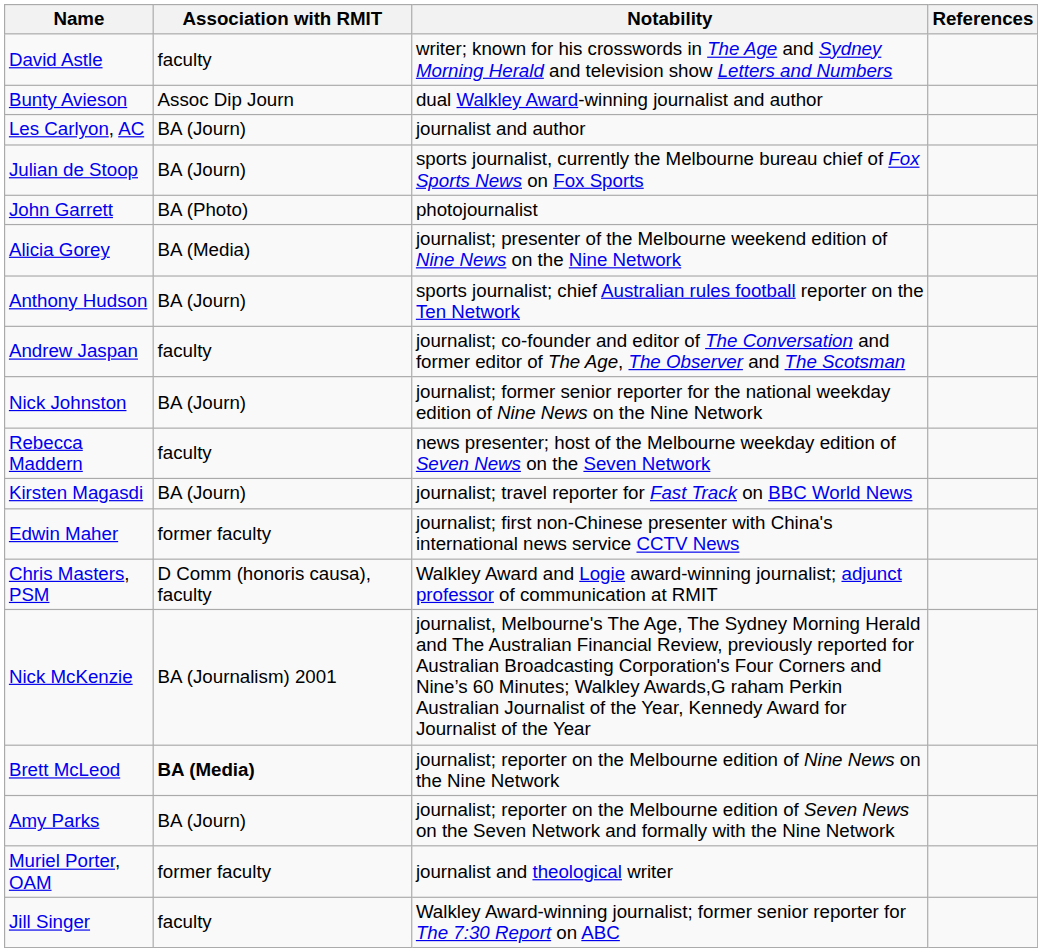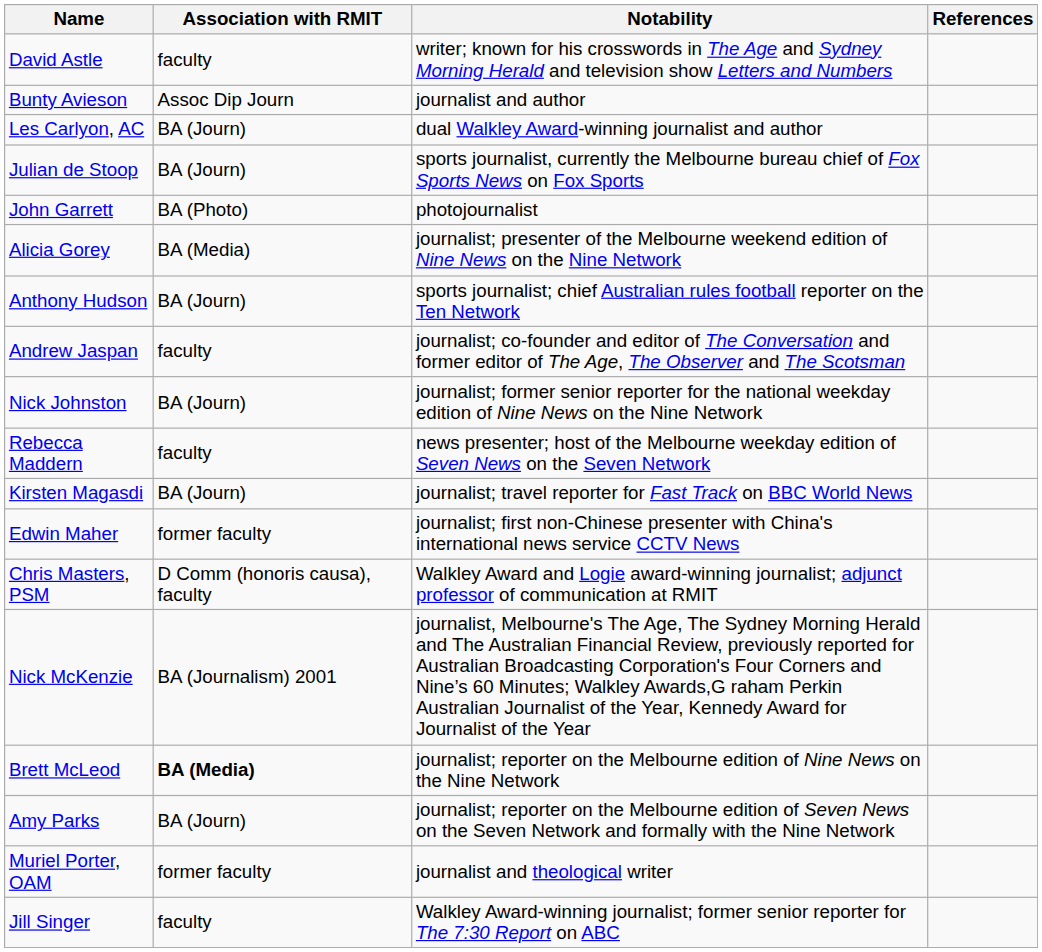(619, 99) dual Walkley Award-winning journalist and author -> (501, 99) journalist and author
(501, 129) journalist and author -> (619, 129) dual Walkley Award-winning journalist and author
